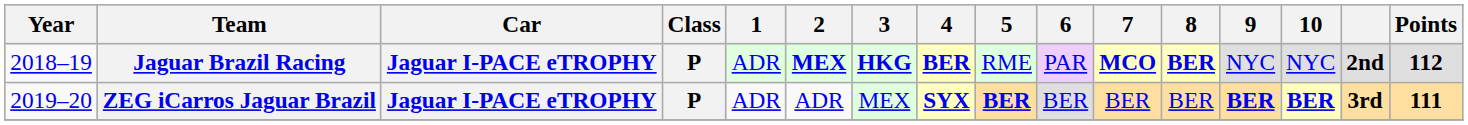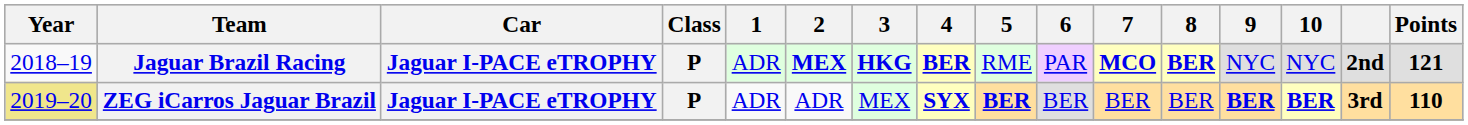(1426, 62) 112 -> (1426, 62) 121
(51, 101) no background -> (51, 101) khaki background
(1426, 101) 111 -> (1426, 101) 110
